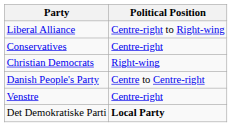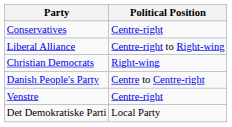rows swapped: (37, 46) <-> (41, 29)
(138, 113) bold -> (136, 113) normal
